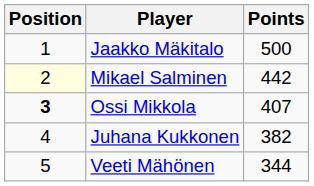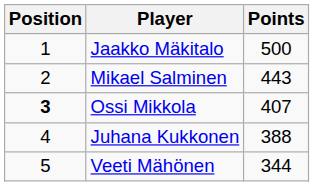(45, 78) lightyellow background -> (45, 78) no background
(276, 78) 442 -> (276, 78) 443
(276, 136) 382 -> (276, 136) 388
